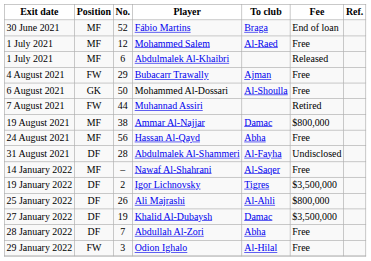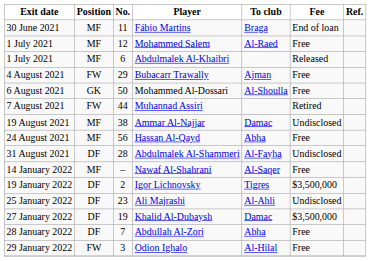(123, 28) 52 -> (123, 28) 11
(311, 122) $800,000 -> (317, 122) Undisclosed
(123, 201) 26 -> (123, 201) 23
(311, 201) $800,000 -> (317, 201) Undisclosed
